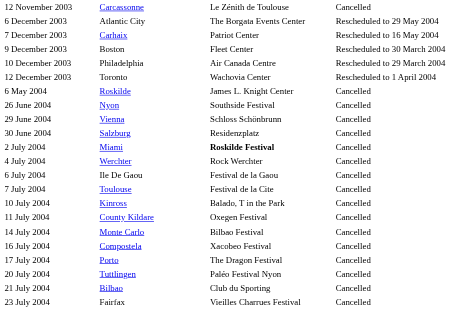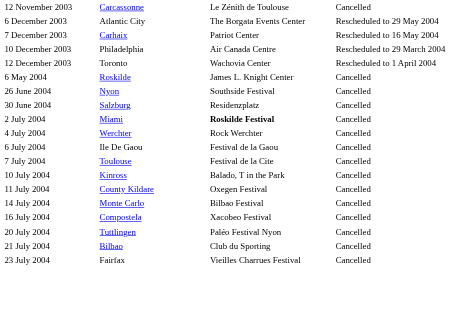- row: (36, 49)
- row: (28, 119)
- row: (27, 260)
